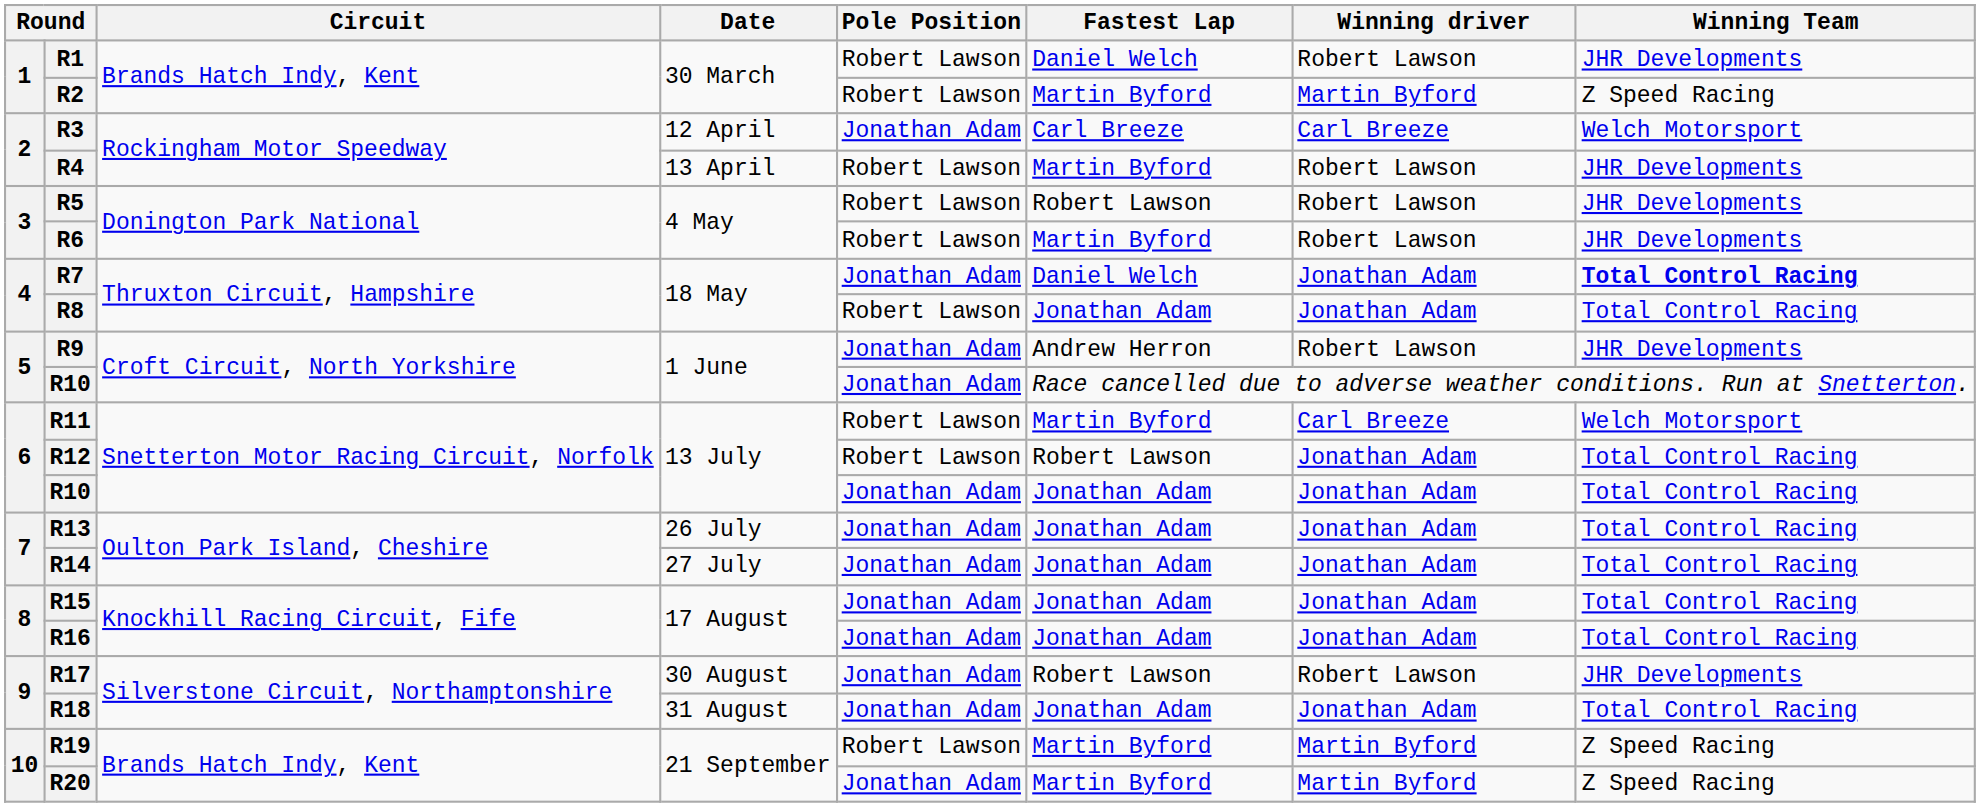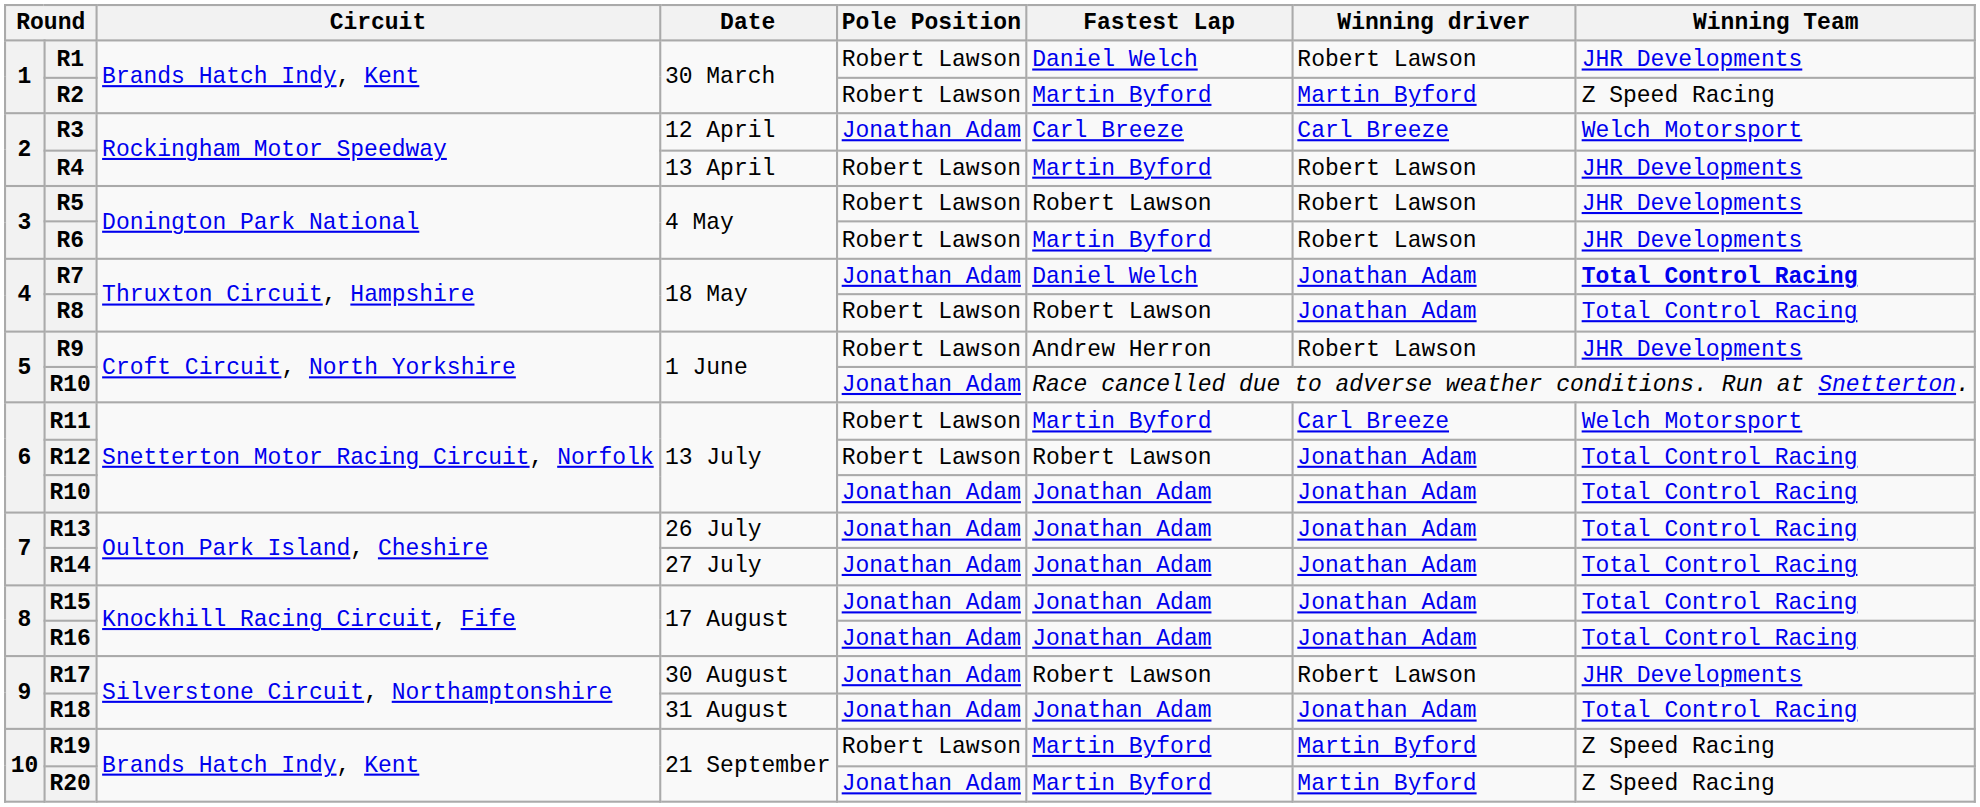(1122, 313) Jonathan Adam -> (1122, 313) Robert Lawson
(931, 349) Jonathan Adam -> (931, 349) Robert Lawson
